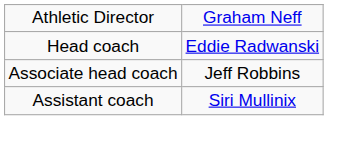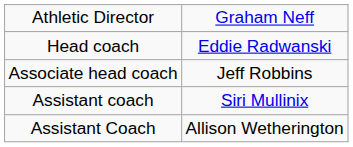+ row: (93, 127)
